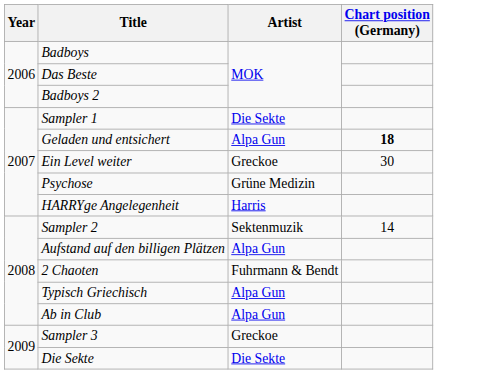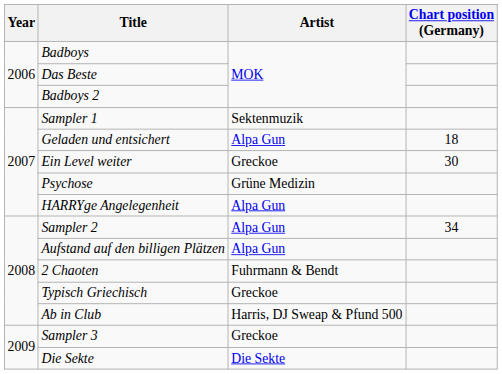(258, 118) Die Sekte -> (267, 118) Sektenmuzik
(387, 140) bold -> (451, 140) normal
(248, 205) Harris -> (258, 205) Alpa Gun
(267, 227) Sektenmuzik -> (258, 227) Alpa Gun
(387, 227) 14 -> (451, 227) 34
(258, 292) Alpa Gun -> (255, 292) Greckoe
(258, 314) Alpa Gun -> (317, 314) Harris, DJ Sweap & Pfund 500
